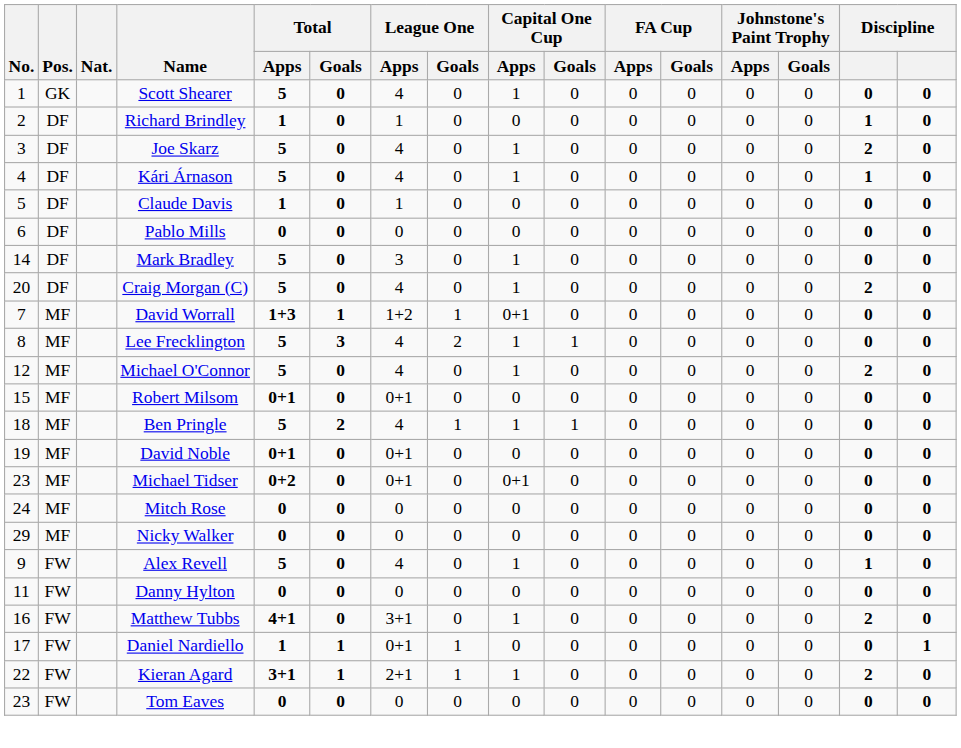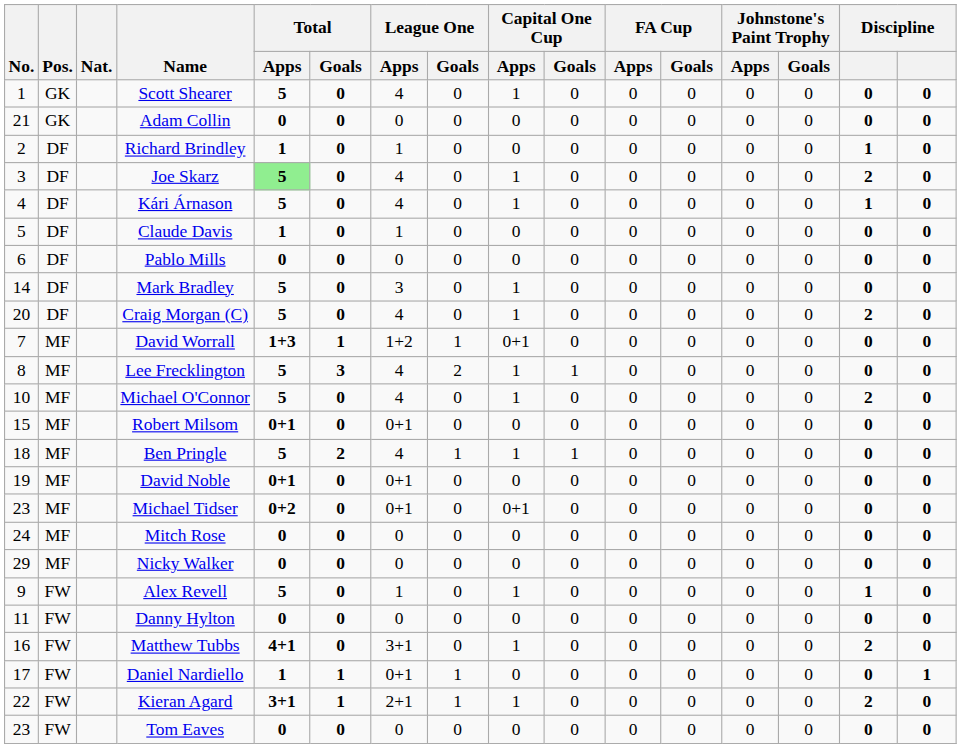+ row: (185, 120)
(282, 148) no background -> (282, 176) lightgreen background
(21, 369) 12 -> (21, 397) 10
(399, 563) 4 -> (399, 591) 1
